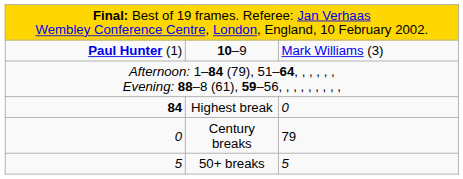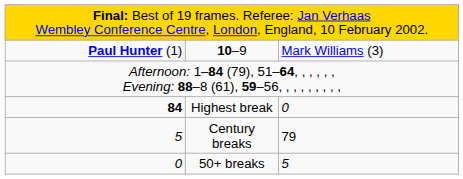(179, 136) 0 -> (179, 136) 5
(179, 164) 5 -> (179, 164) 0
